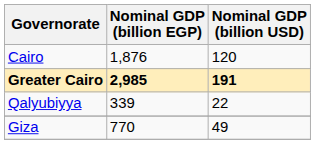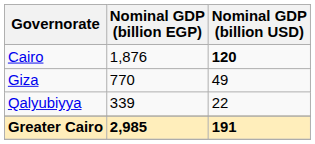(224, 56) normal -> (224, 56) bold
rows swapped: (23, 127) <-> (55, 80)
